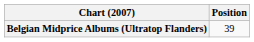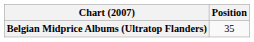(229, 28) 39 -> (229, 28) 35
